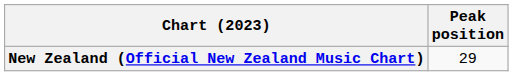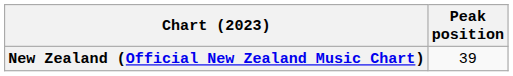(468, 59) 29 -> (468, 59) 39
